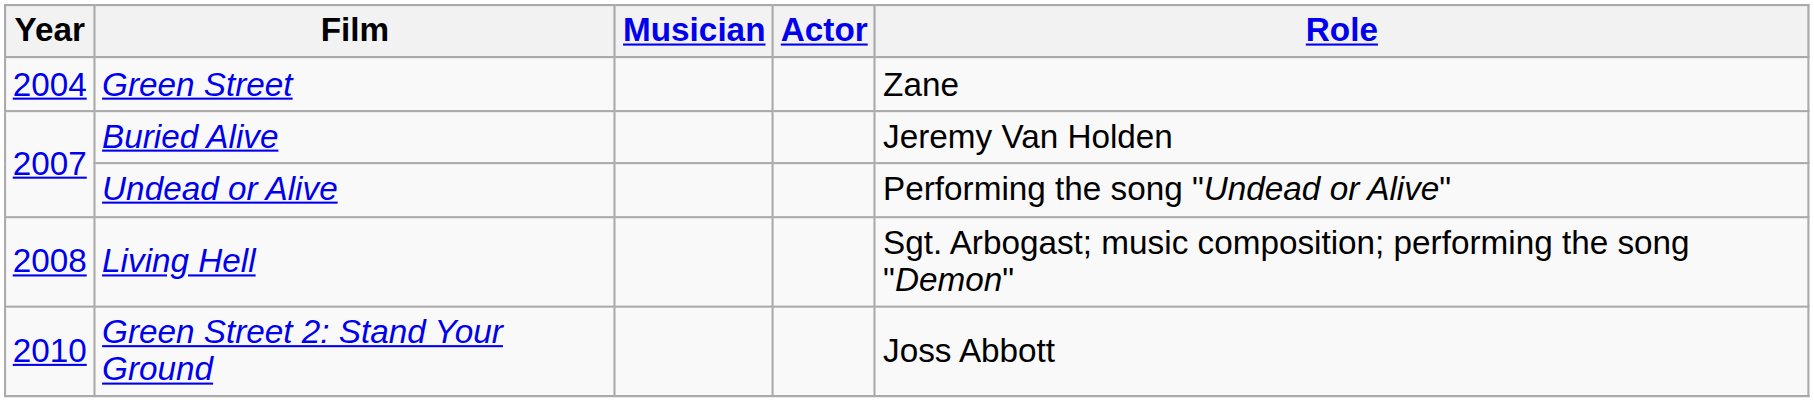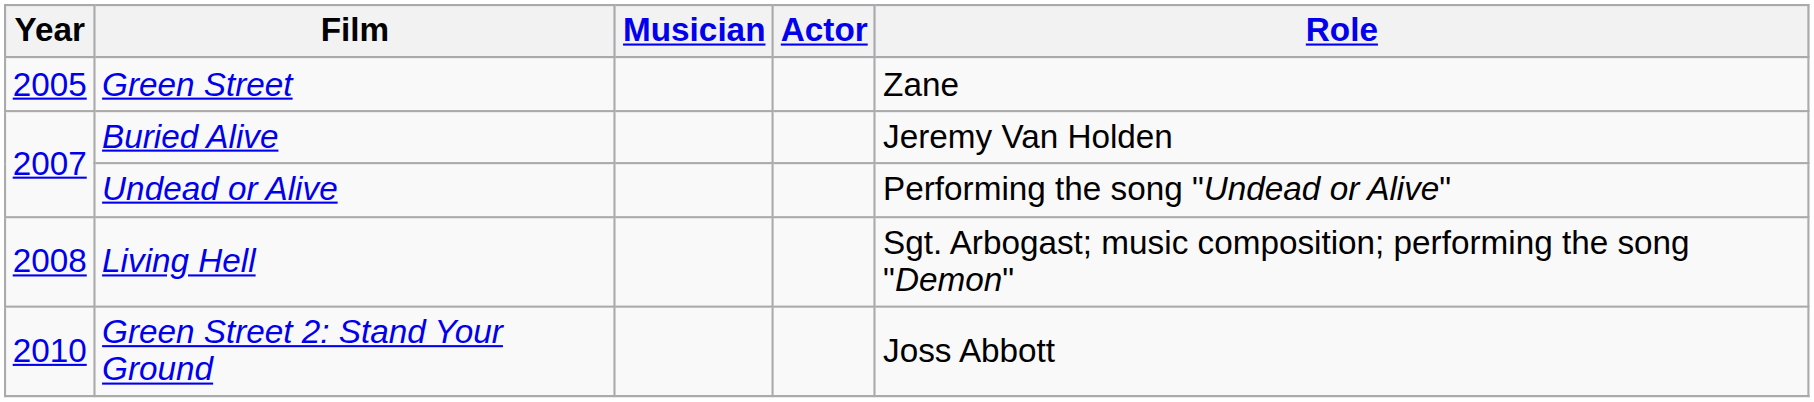(50, 83) 2004 -> (50, 83) 2005
